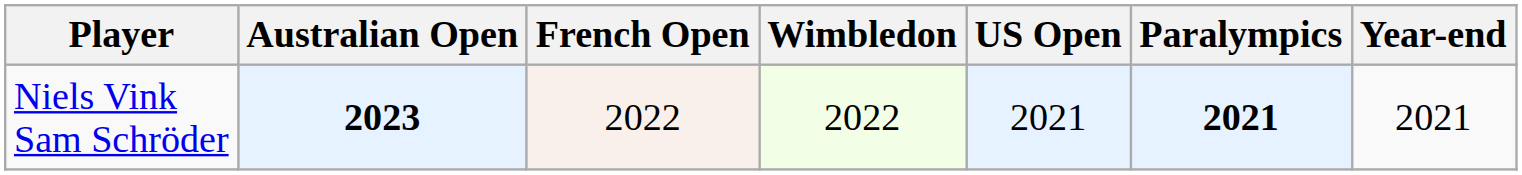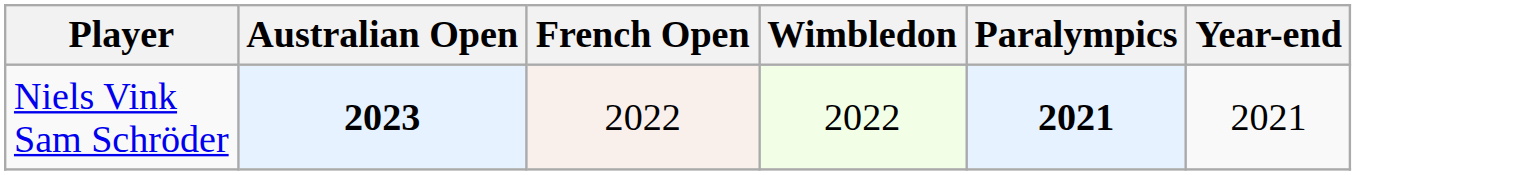- column: (1048, 34)
